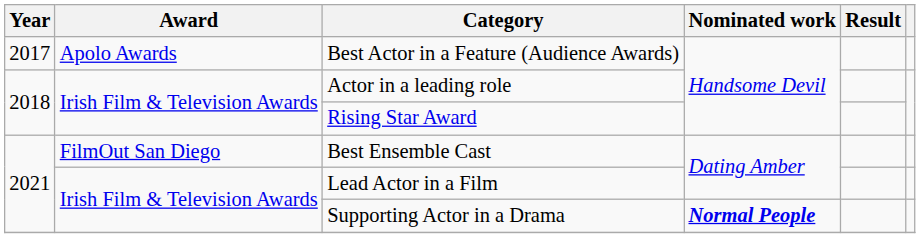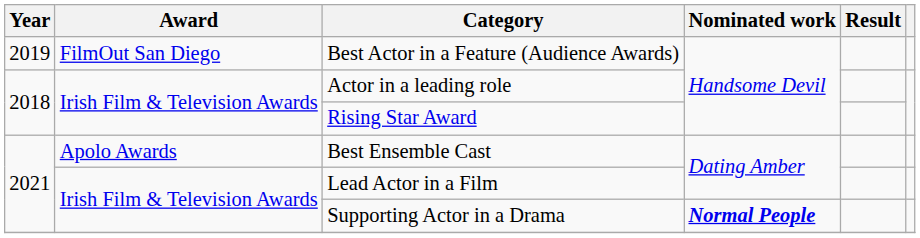(30, 53) 2017 -> (30, 53) 2019
(118, 53) Apolo Awards -> (140, 53) FilmOut San Diego
(140, 150) FilmOut San Diego -> (118, 150) Apolo Awards
